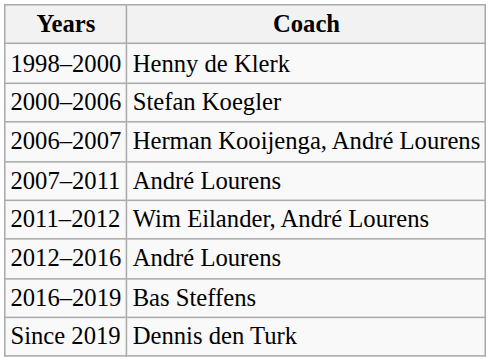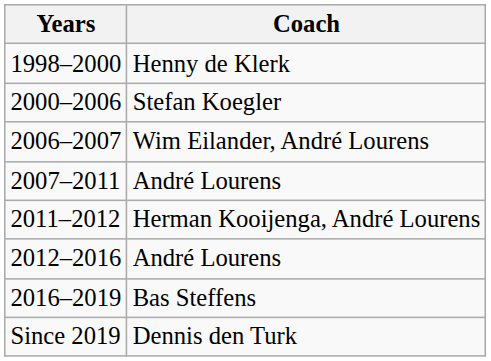(306, 141) Herman Kooijenga, André Lourens -> (281, 141) Wim Eilander, André Lourens
(281, 219) Wim Eilander, André Lourens -> (306, 219) Herman Kooijenga, André Lourens
